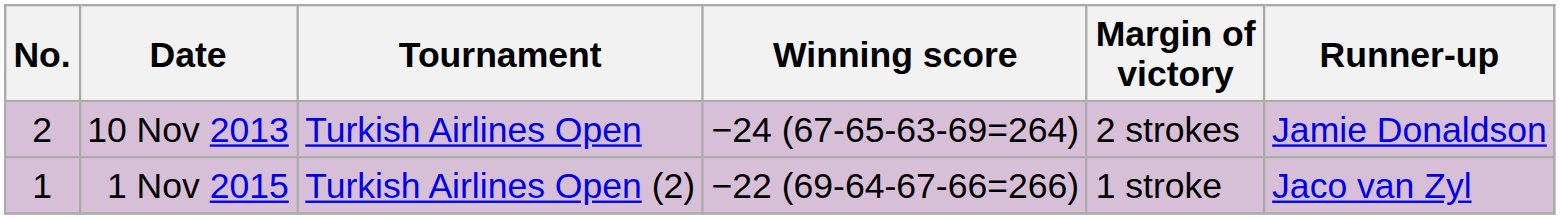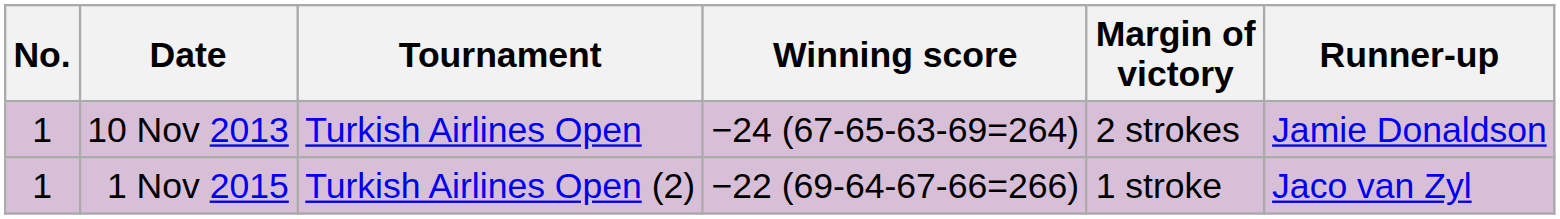(42, 130) 2 -> (42, 130) 1
